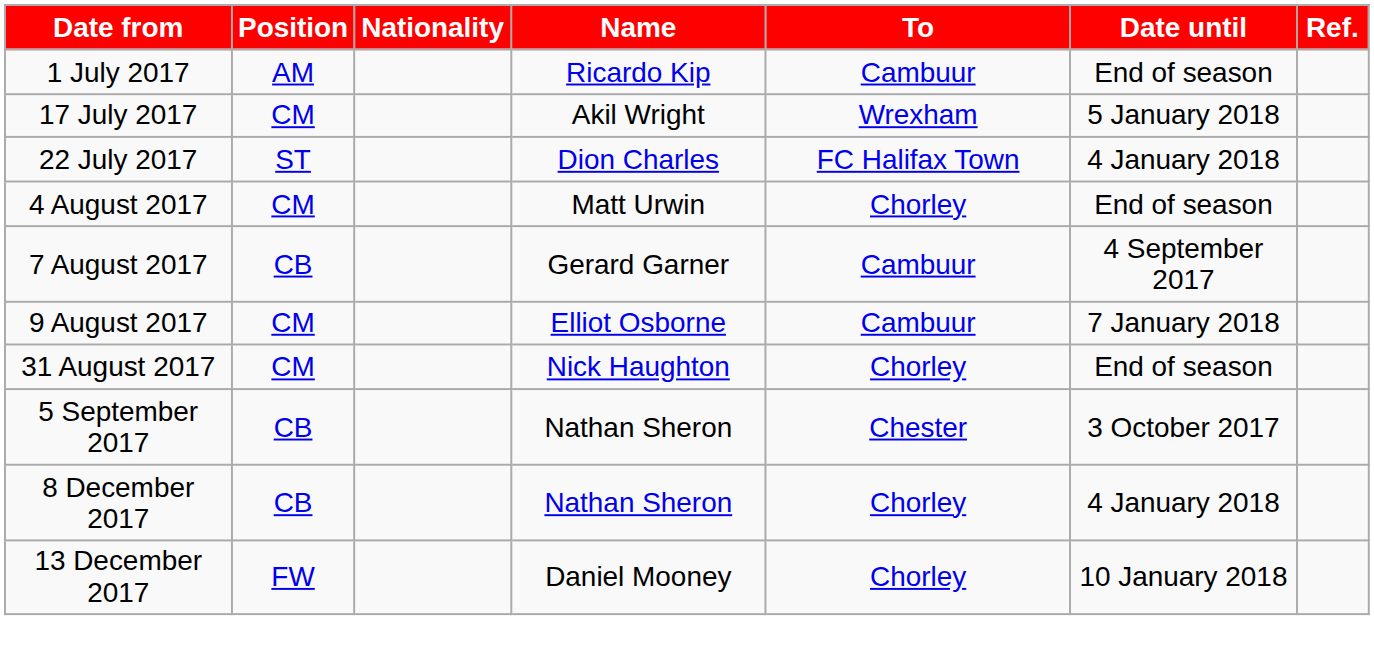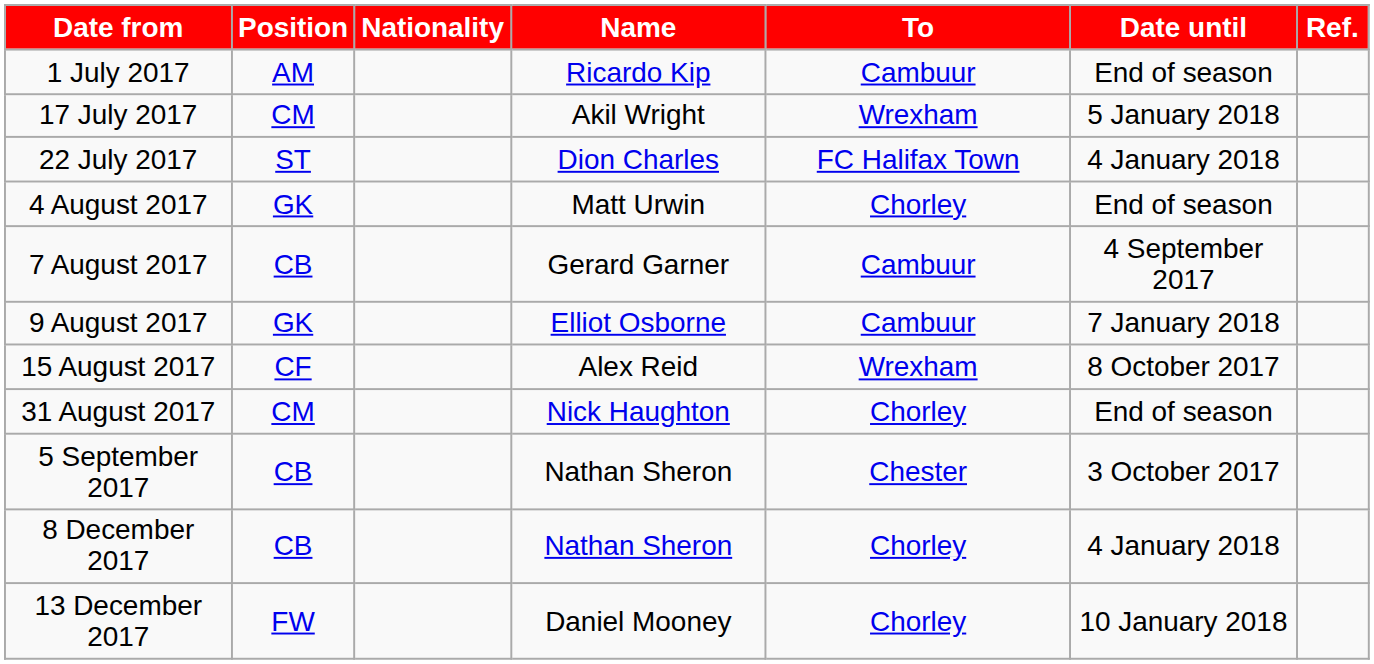(293, 204) CM -> (293, 204) GK
(293, 323) CM -> (293, 323) GK
+ row: (118, 367)
